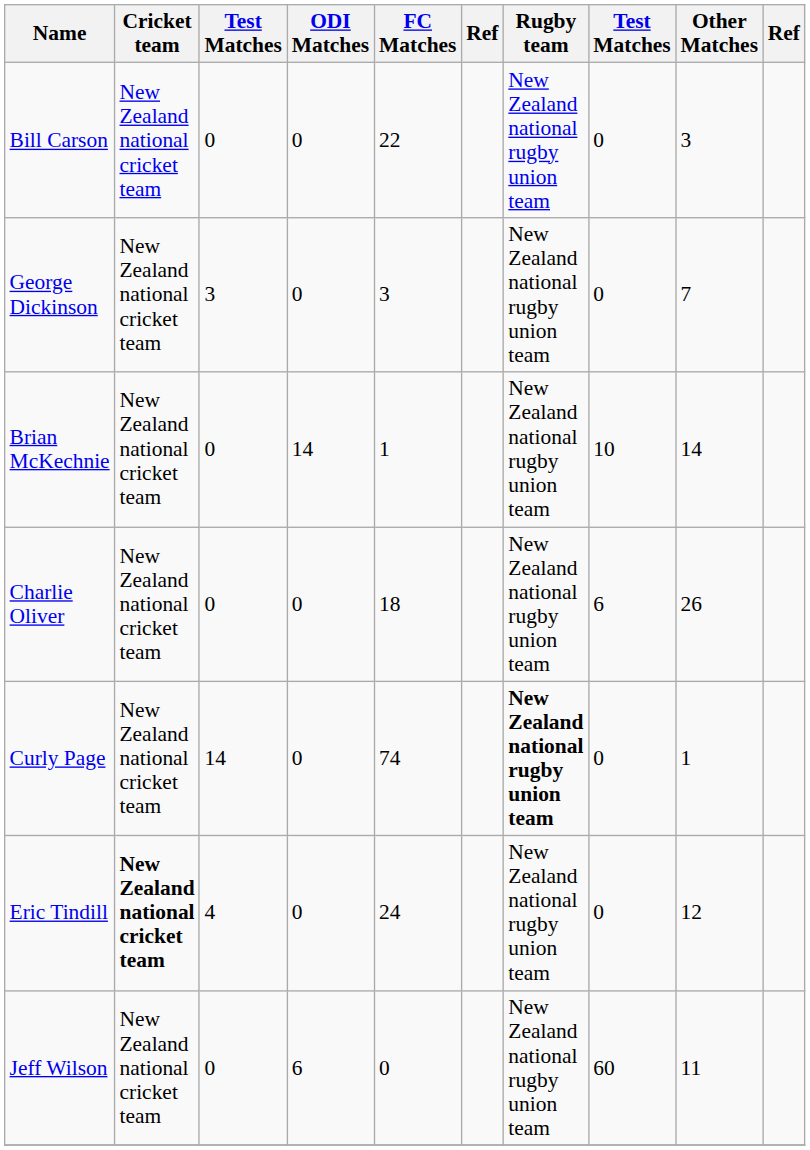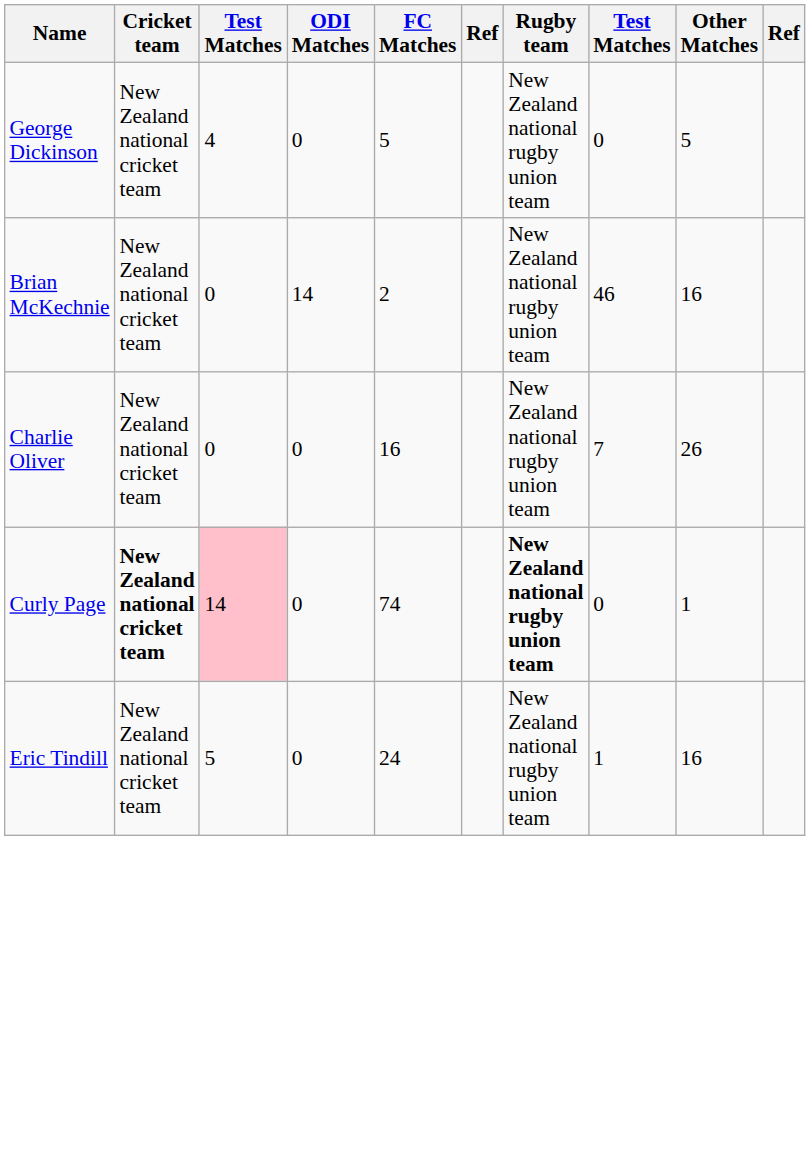- row: (59, 139)
(210, 294) 3 -> (210, 139) 4
(384, 294) 3 -> (384, 139) 5
(686, 294) 7 -> (686, 139) 5
(384, 449) 1 -> (384, 294) 2
(604, 449) 10 -> (604, 294) 46
(691, 449) 14 -> (691, 294) 16
(390, 603) 18 -> (390, 449) 16
(599, 603) 6 -> (599, 449) 7
(154, 758) normal -> (157, 603) bold
(215, 758) no background -> (215, 603) pink background
(157, 912) bold -> (154, 758) normal
(210, 912) 4 -> (210, 758) 5
(599, 912) 0 -> (599, 758) 1
(691, 912) 12 -> (691, 758) 16
- row: (59, 1067)
